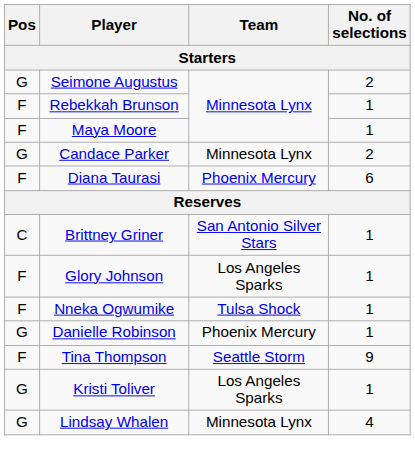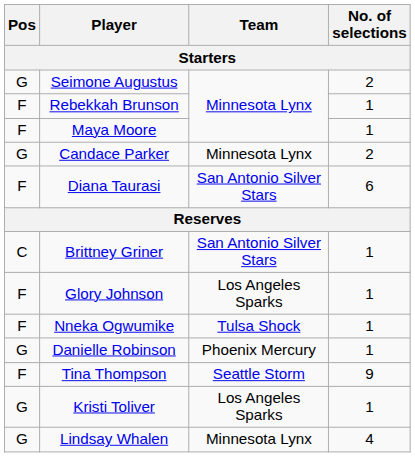(259, 178) Phoenix Mercury -> (259, 186) San Antonio Silver Stars
